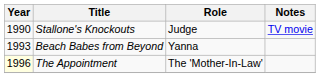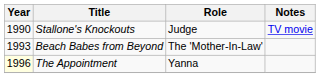(183, 47) Yanna -> (215, 47) The 'Mother-In-Law'
(215, 64) The 'Mother-In-Law' -> (183, 64) Yanna
